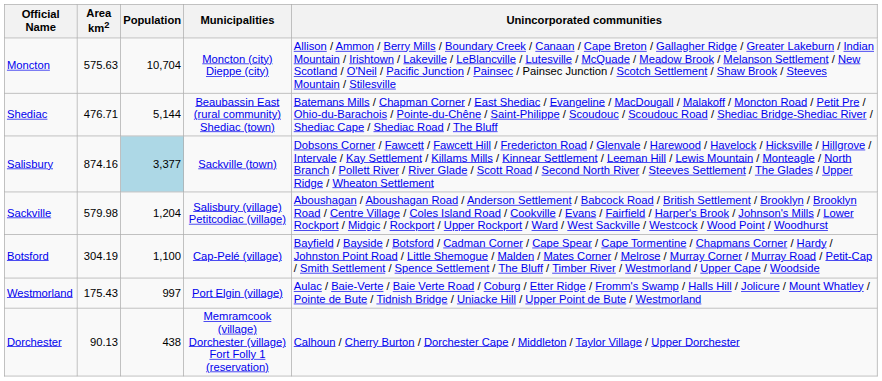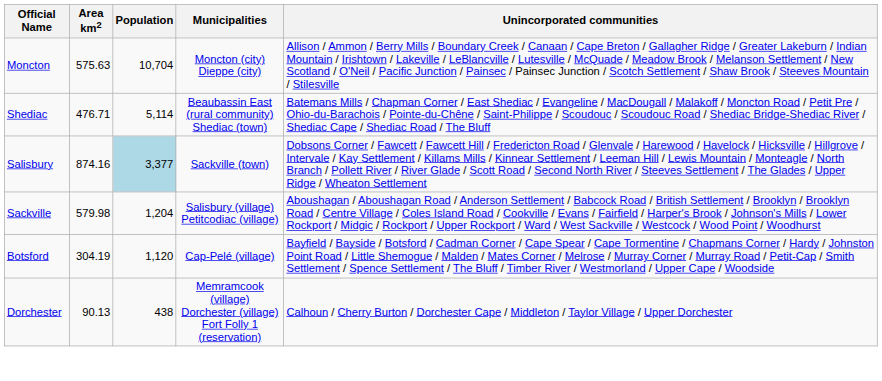(167, 114) 5,144 -> (160, 114) 5,114
(167, 256) 1,100 -> (159, 256) 1,120
- row: (40, 293)
